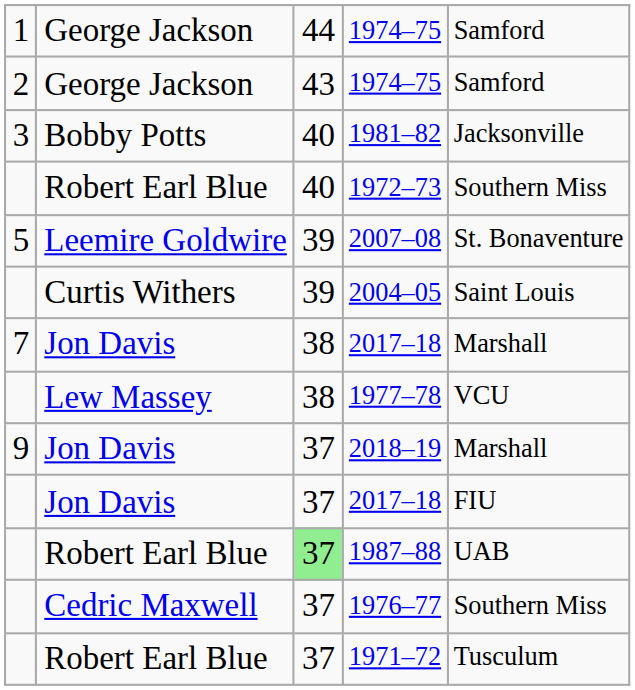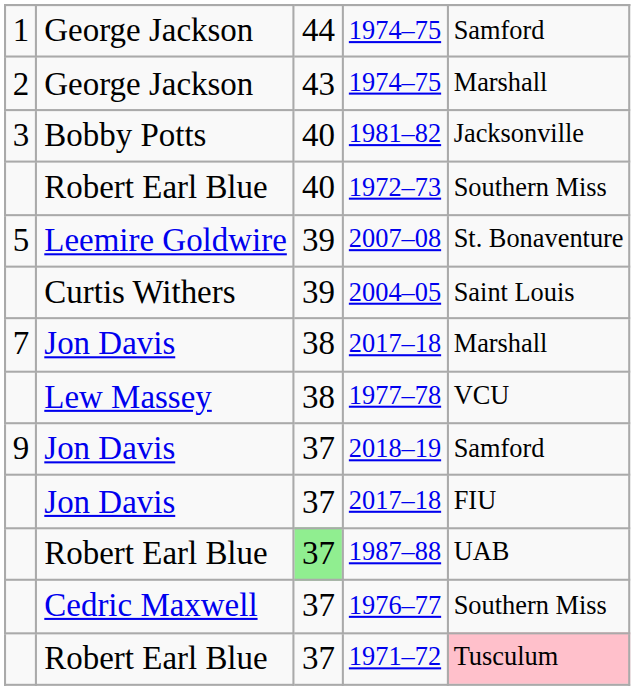(499, 82) Samford -> (501, 82) Marshall
(501, 448) Marshall -> (499, 448) Samford
(506, 657) no background -> (506, 657) pink background
